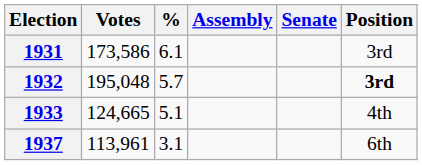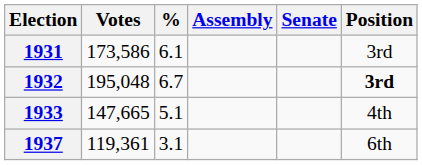(171, 81) 5.7 -> (171, 81) 6.7
(118, 112) 124,665 -> (118, 112) 147,665
(118, 143) 113,961 -> (118, 143) 119,361
